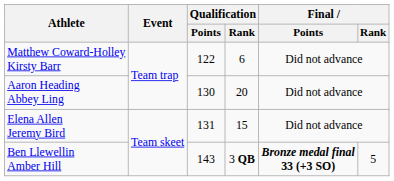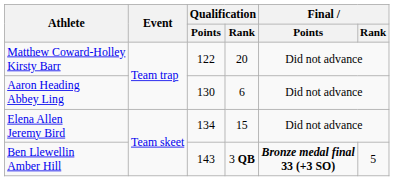(242, 59) 6 -> (242, 59) 20
(242, 92) 20 -> (242, 92) 6
(206, 126) 131 -> (206, 126) 134
